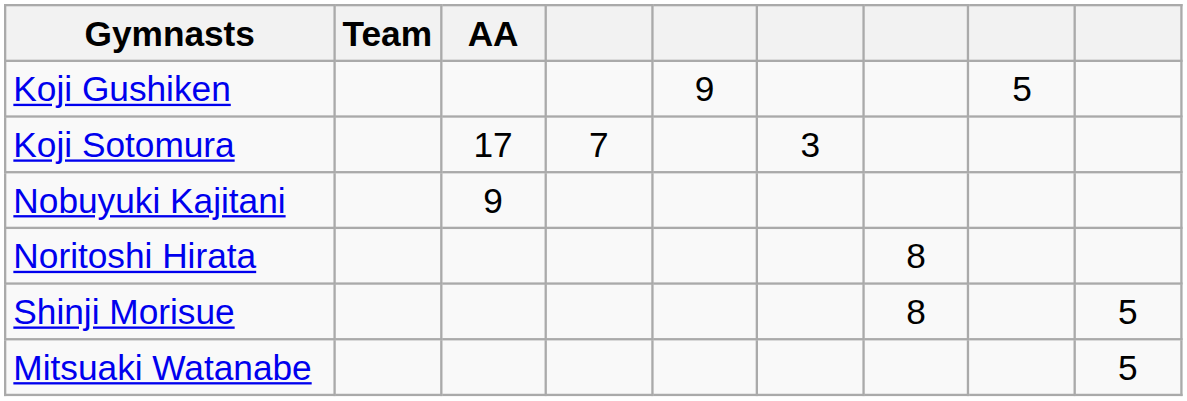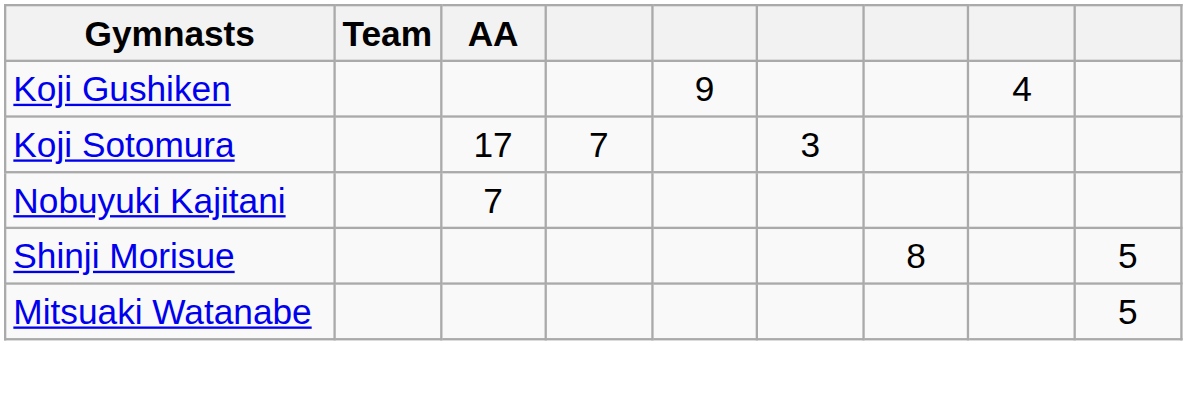(1022, 89) 5 -> (1022, 89) 4
(493, 201) 9 -> (493, 201) 7
- row: (135, 257)
